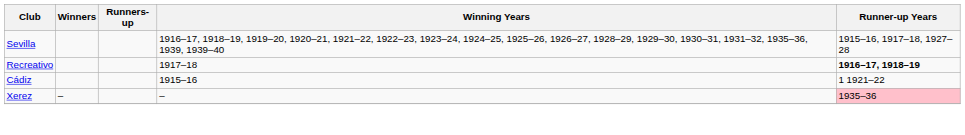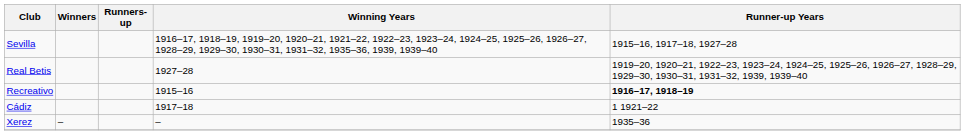+ row: (29, 70)
(178, 65) 1917–18 -> (174, 91) 1915–16
(178, 80) 1915–16 -> (174, 107) 1917–18
(857, 96) pink background -> (631, 122) no background
